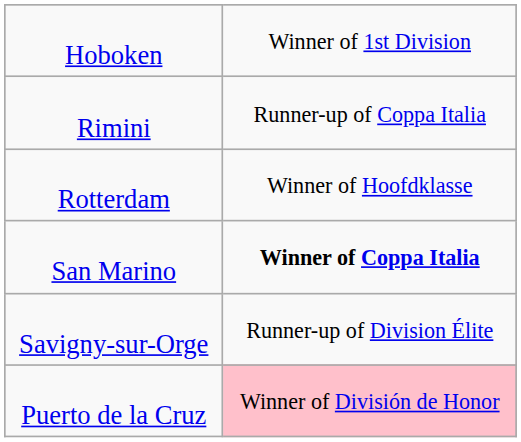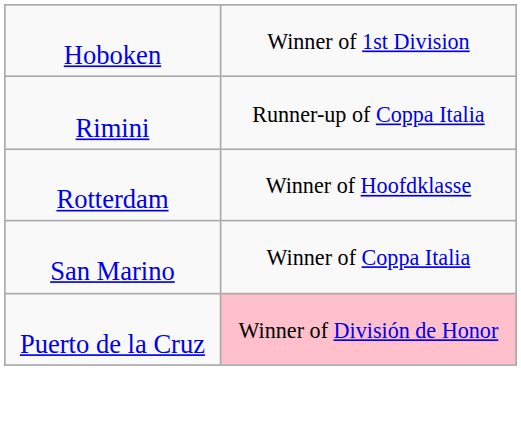(370, 256) bold -> (368, 258) normal
- row: (114, 343)
